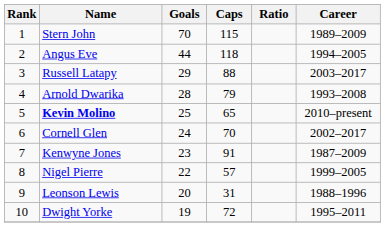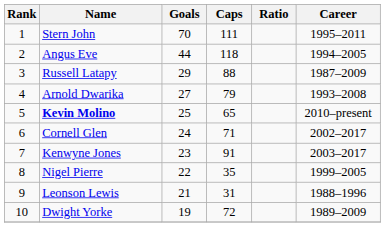(229, 34) 115 -> (229, 34) 111
(338, 34) 1989–2009 -> (338, 34) 1995–2011
(338, 73) 2003–2017 -> (338, 73) 1987–2009
(184, 93) 28 -> (184, 93) 27
(229, 133) 70 -> (229, 133) 71
(338, 152) 1987–2009 -> (338, 152) 2003–2017
(229, 172) 57 -> (229, 172) 35
(184, 192) 20 -> (184, 192) 21
(338, 212) 1995–2011 -> (338, 212) 1989–2009
